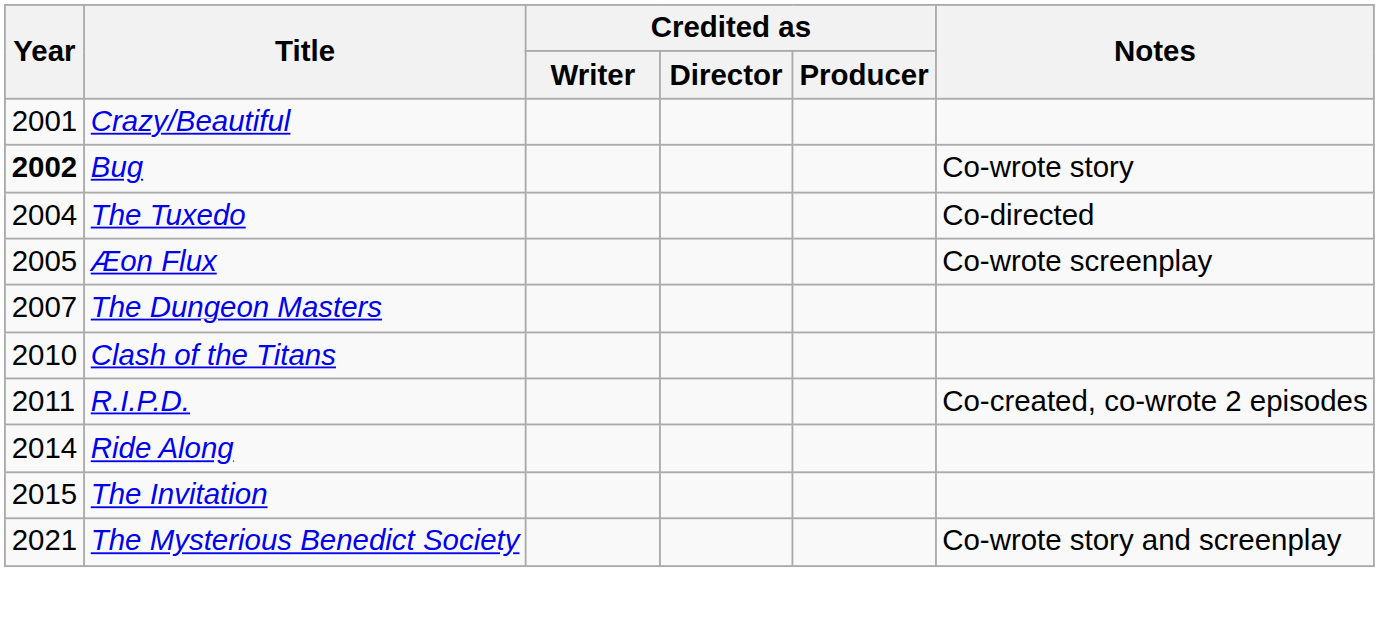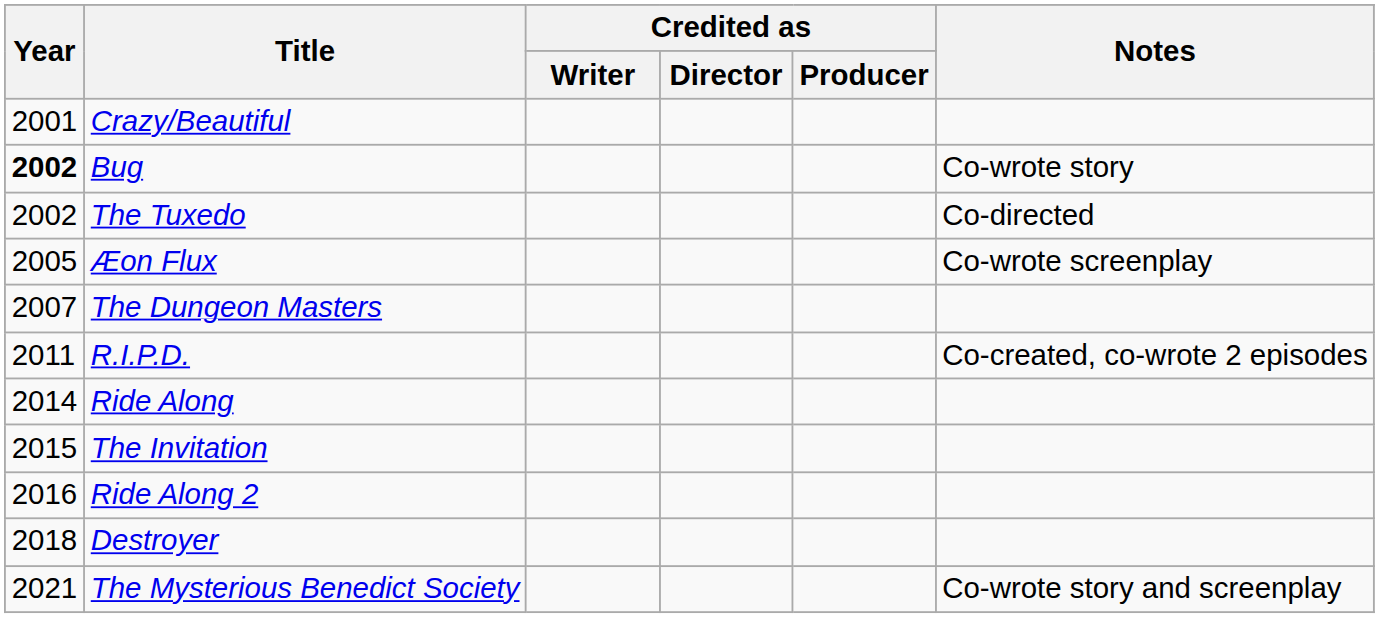(44, 214) 2004 -> (44, 214) 2002
- row: (213, 354)
+ row: (175, 494)
+ row: (155, 541)
